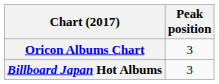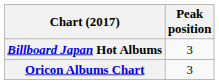rows swapped: (85, 69) <-> (85, 49)
